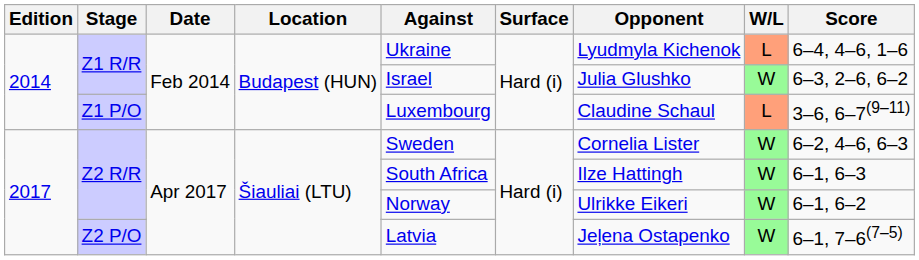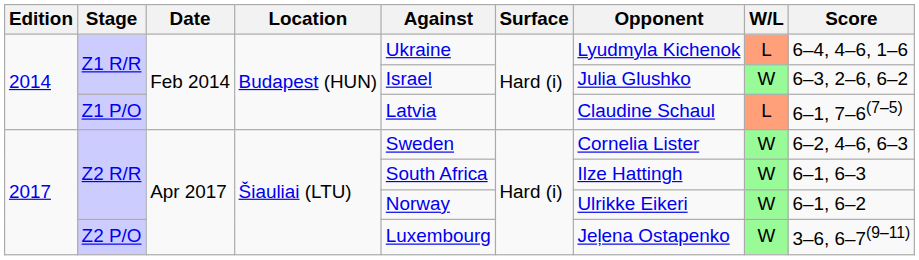(438, 111) Luxembourg -> (411, 111) Latvia
(851, 111) 3–6, 6–7(9–11) -> (848, 111) 6–1, 7–6(7–5)
(411, 236) Latvia -> (438, 236) Luxembourg
(848, 236) 6–1, 7–6(7–5) -> (851, 236) 3–6, 6–7(9–11)
